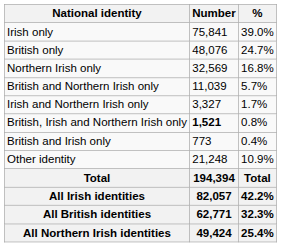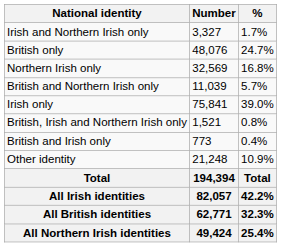rows swapped: (30, 31) <-> (78, 104)
(207, 123) bold -> (207, 123) normal
